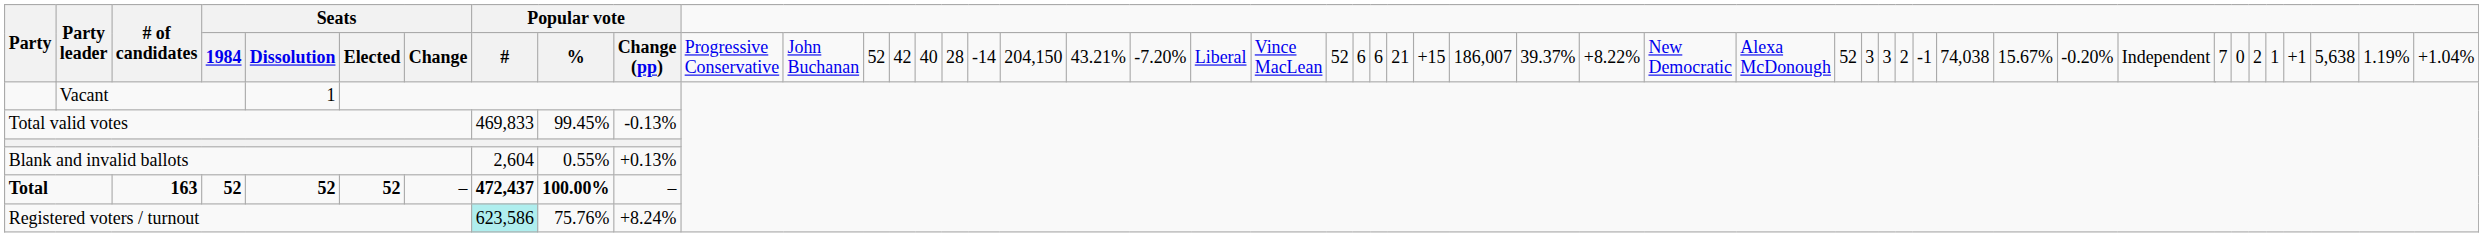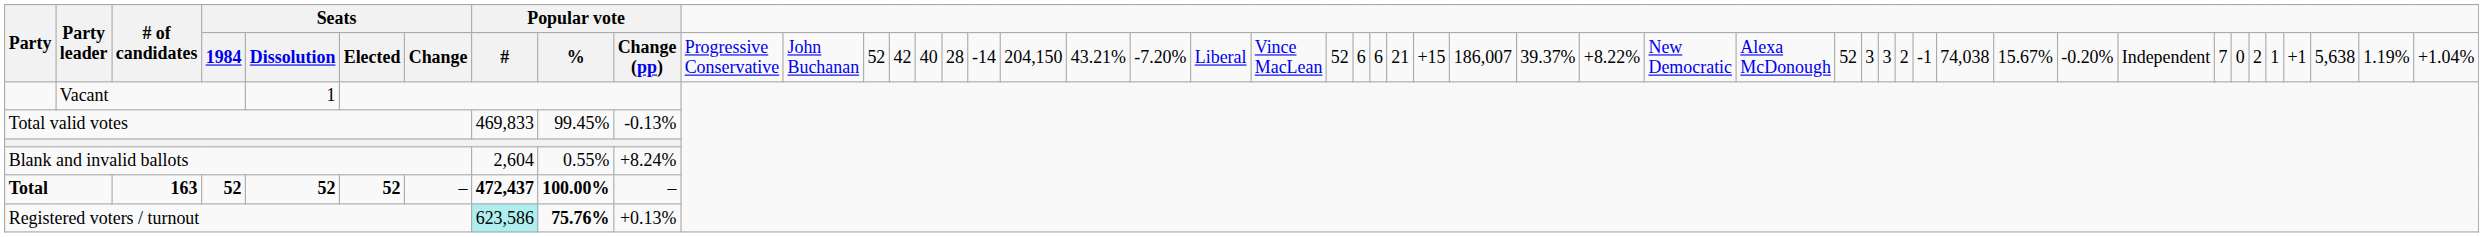(648, 160) +0.13% -> (648, 160) +8.24%
(582, 217) normal -> (580, 217) bold
(648, 217) +8.24% -> (648, 217) +0.13%
